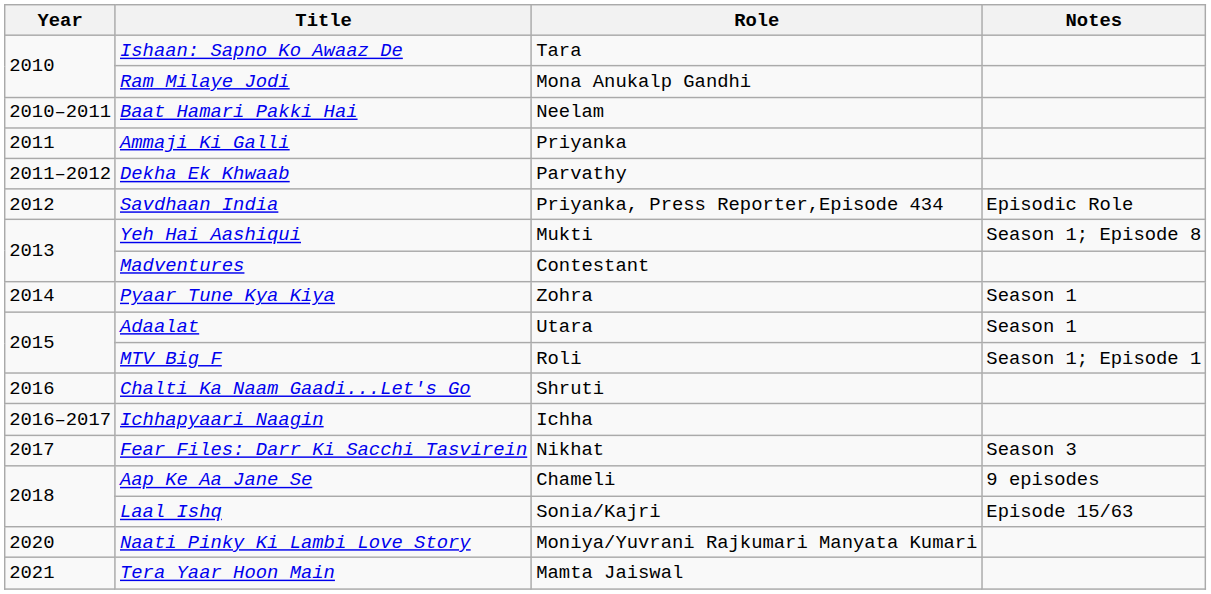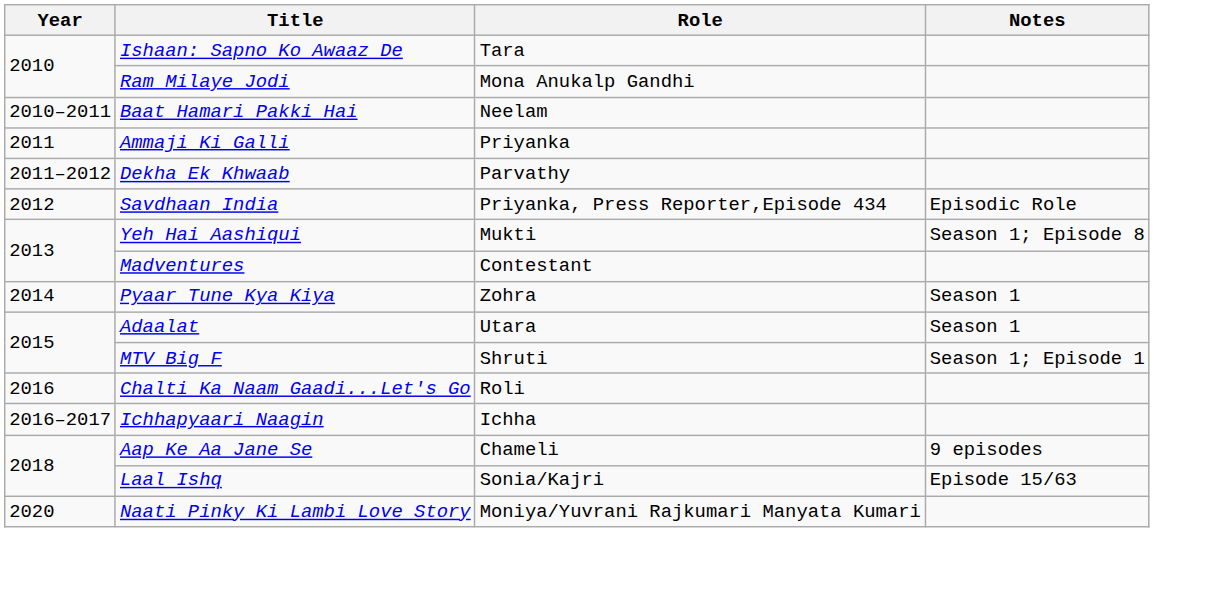(559, 358) Roli -> (514, 358) Shruti
(570, 389) Shruti -> (502, 389) Roli
- row: (324, 450)
- row: (227, 573)
